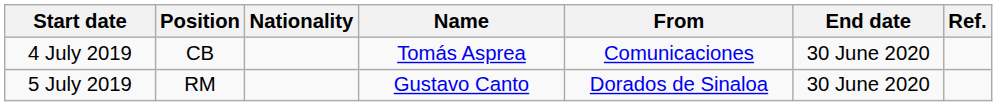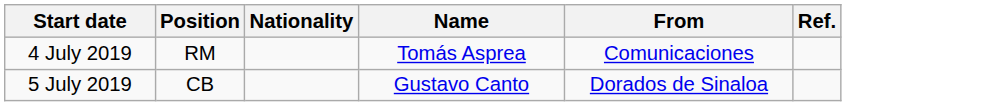- column: (868, 21)
(200, 53) CB -> (200, 53) RM
(200, 85) RM -> (200, 85) CB
